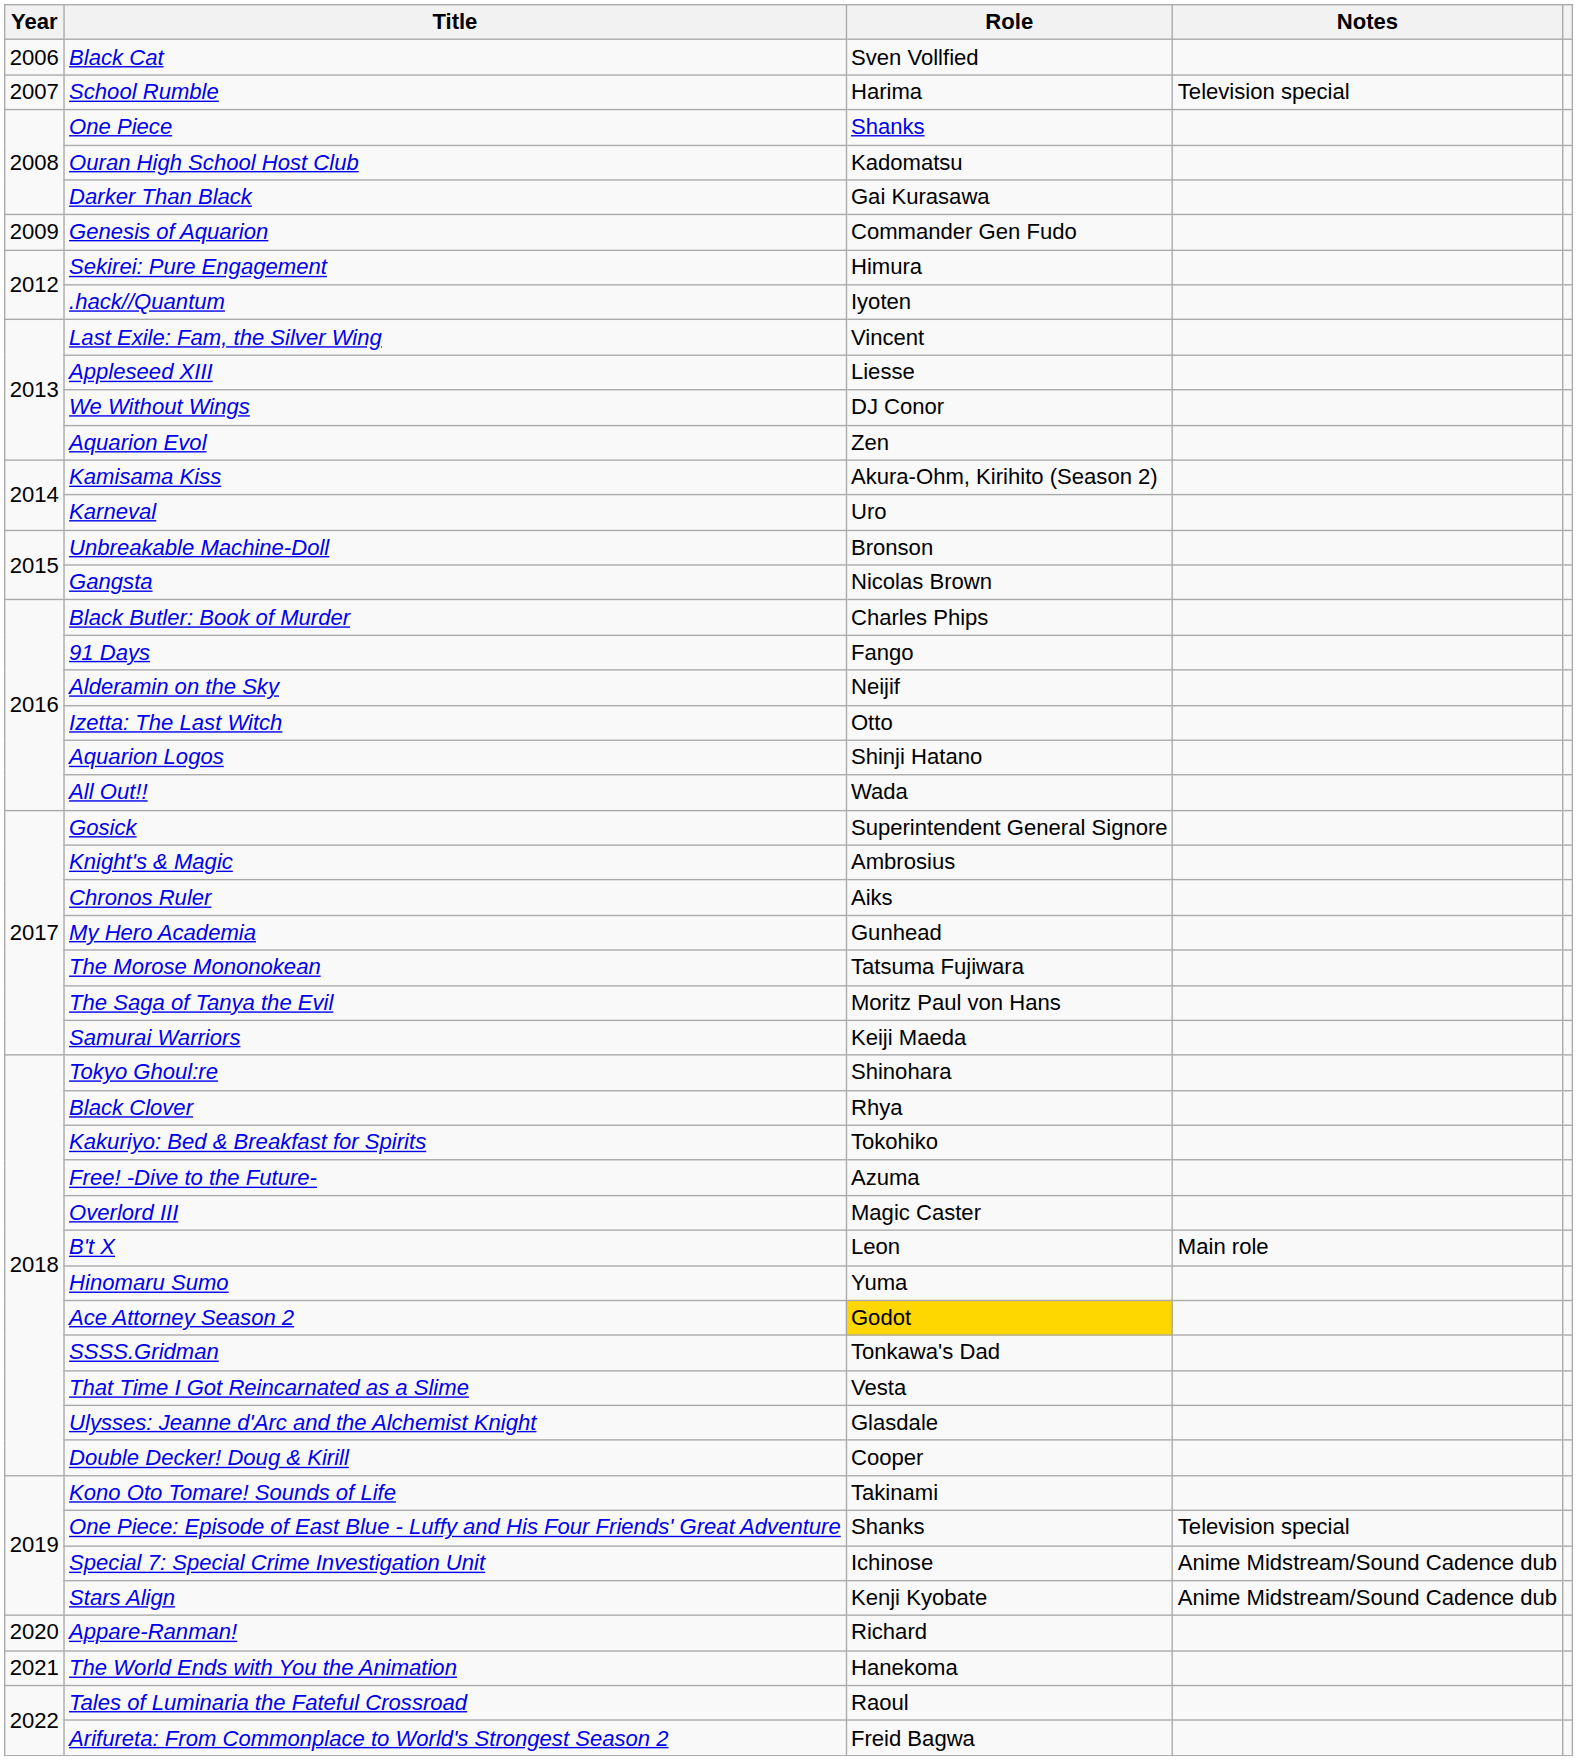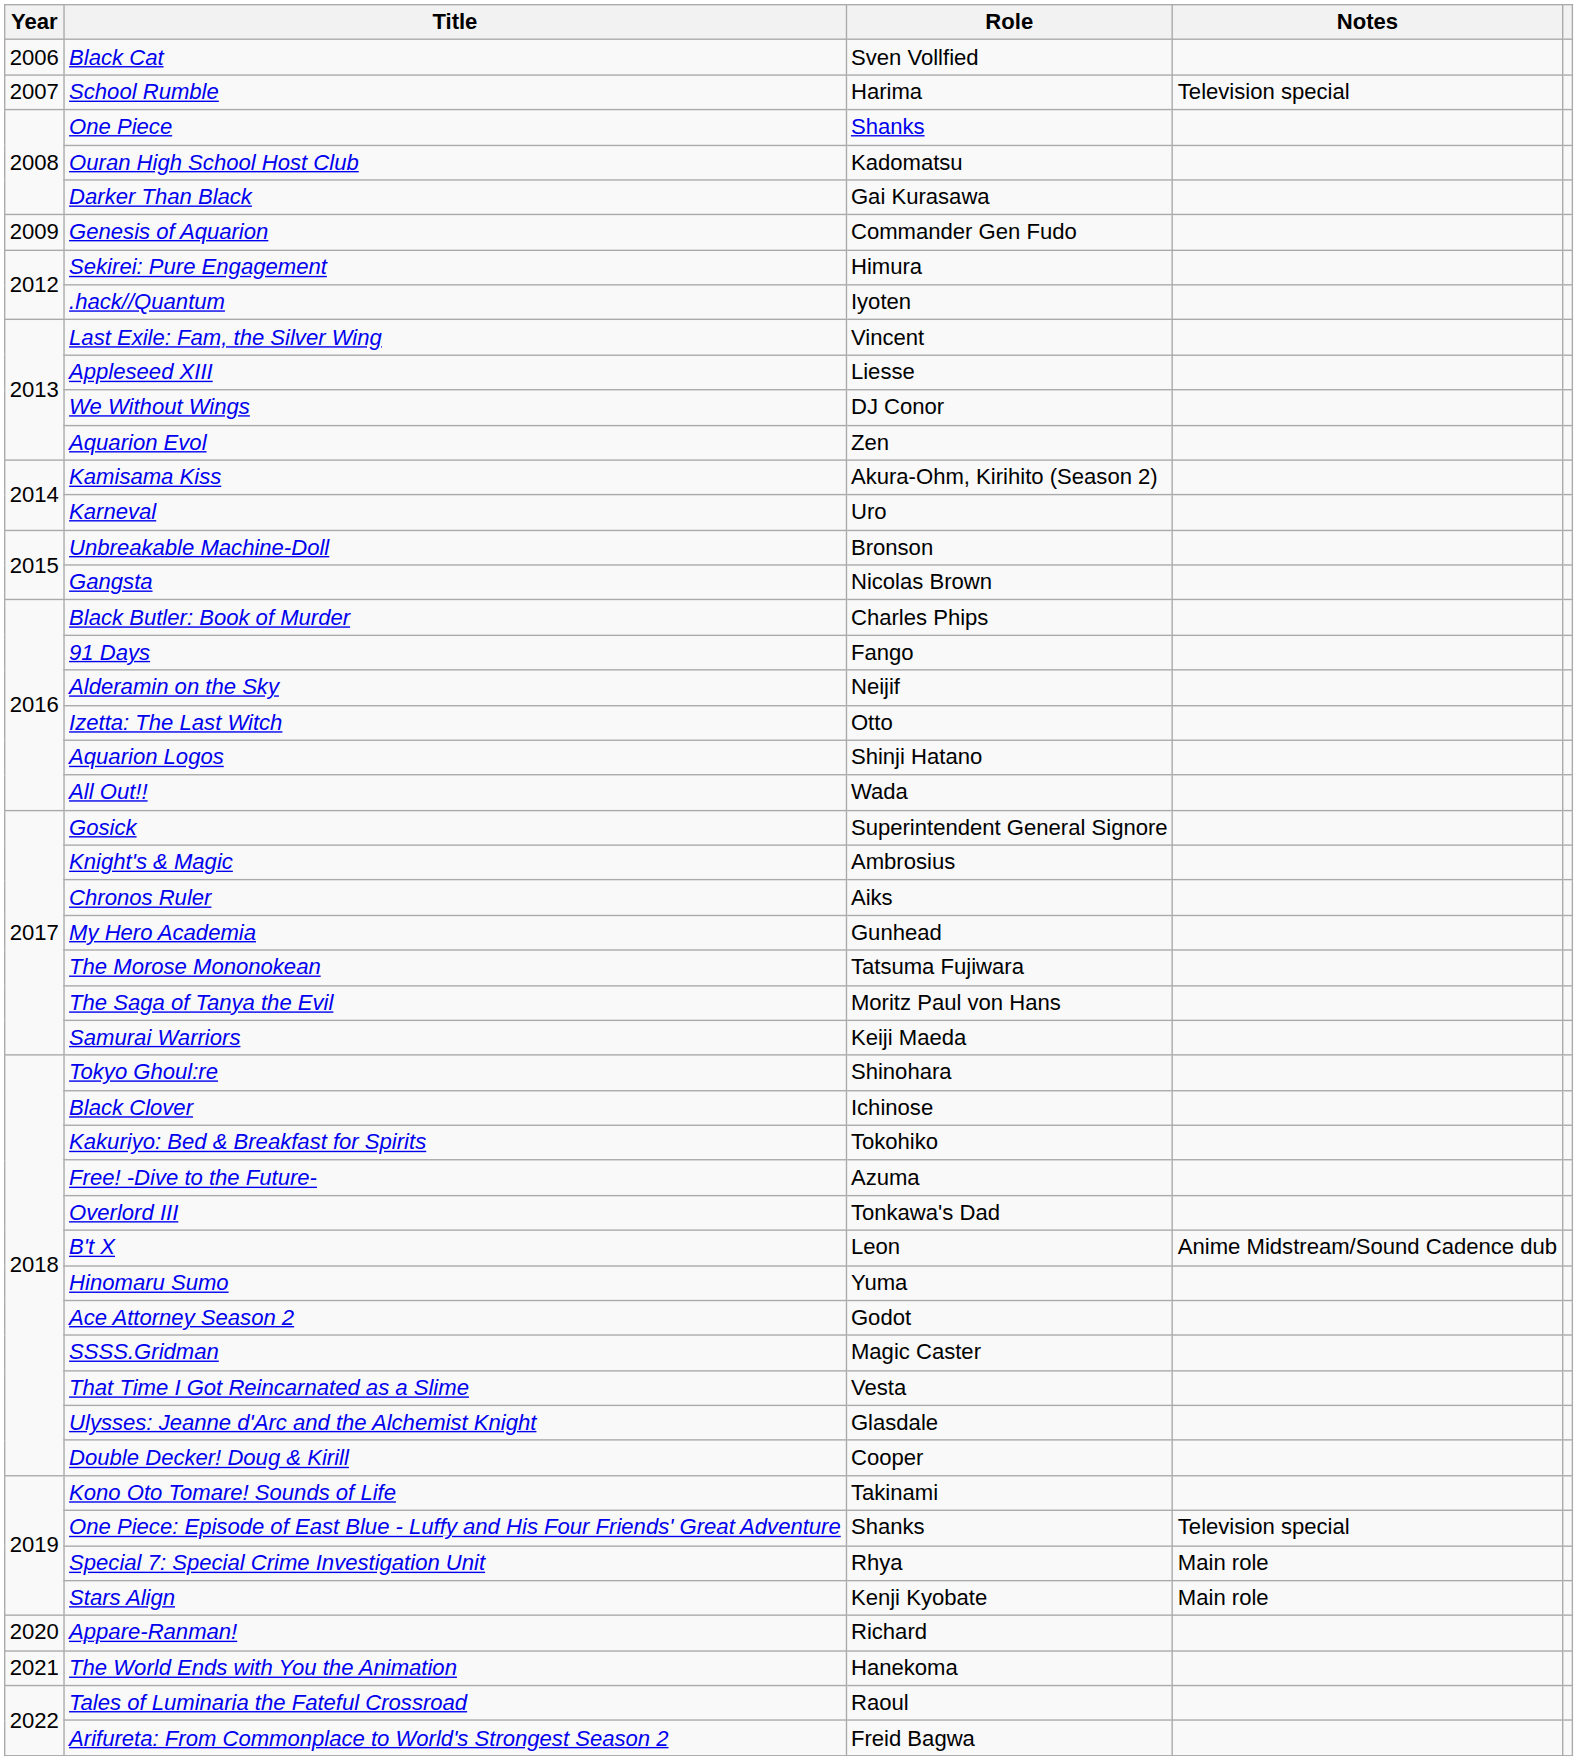(877, 1107) Rhya -> (892, 1107) Ichinose
(916, 1212) Magic Caster -> (925, 1212) Tonkawa's Dad
(1223, 1247) Main role -> (1367, 1247) Anime Midstream/Sound Cadence dub
(881, 1317) gold background -> (881, 1317) no background
(925, 1352) Tonkawa's Dad -> (916, 1352) Magic Caster
(892, 1562) Ichinose -> (877, 1562) Rhya
(1367, 1562) Anime Midstream/Sound Cadence dub -> (1223, 1562) Main role
(1367, 1597) Anime Midstream/Sound Cadence dub -> (1223, 1597) Main role
